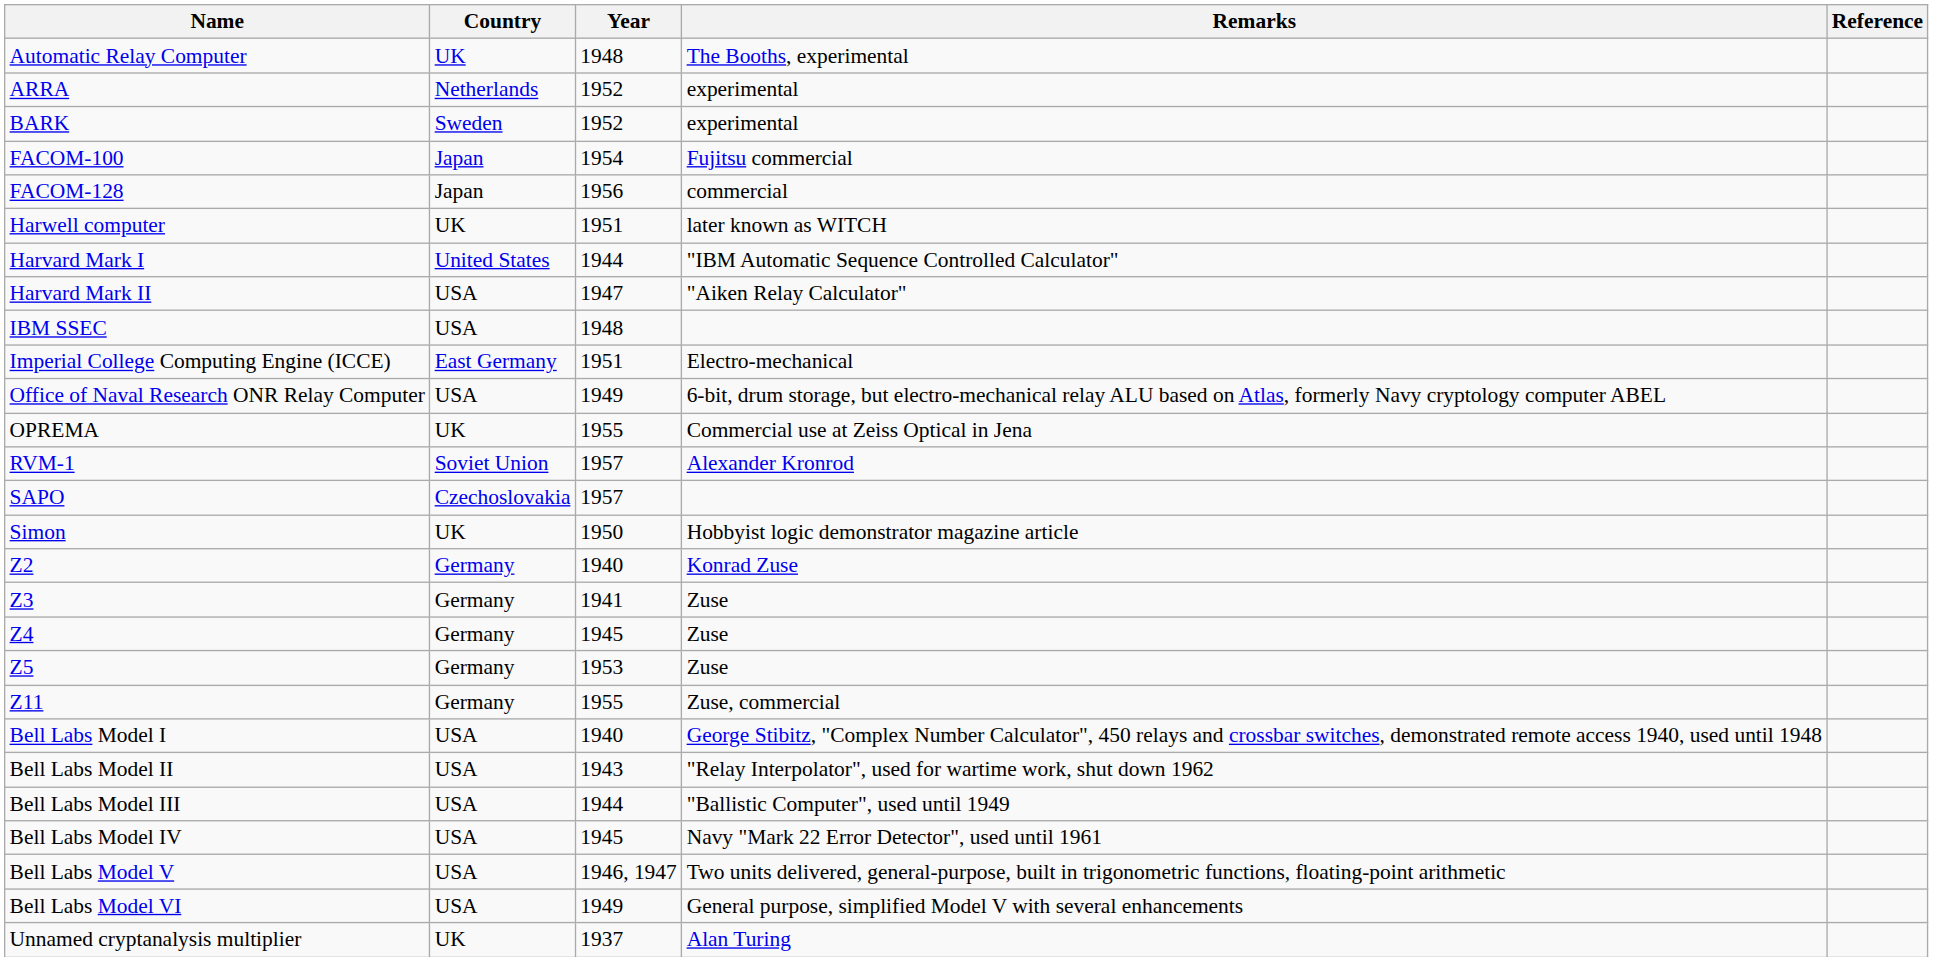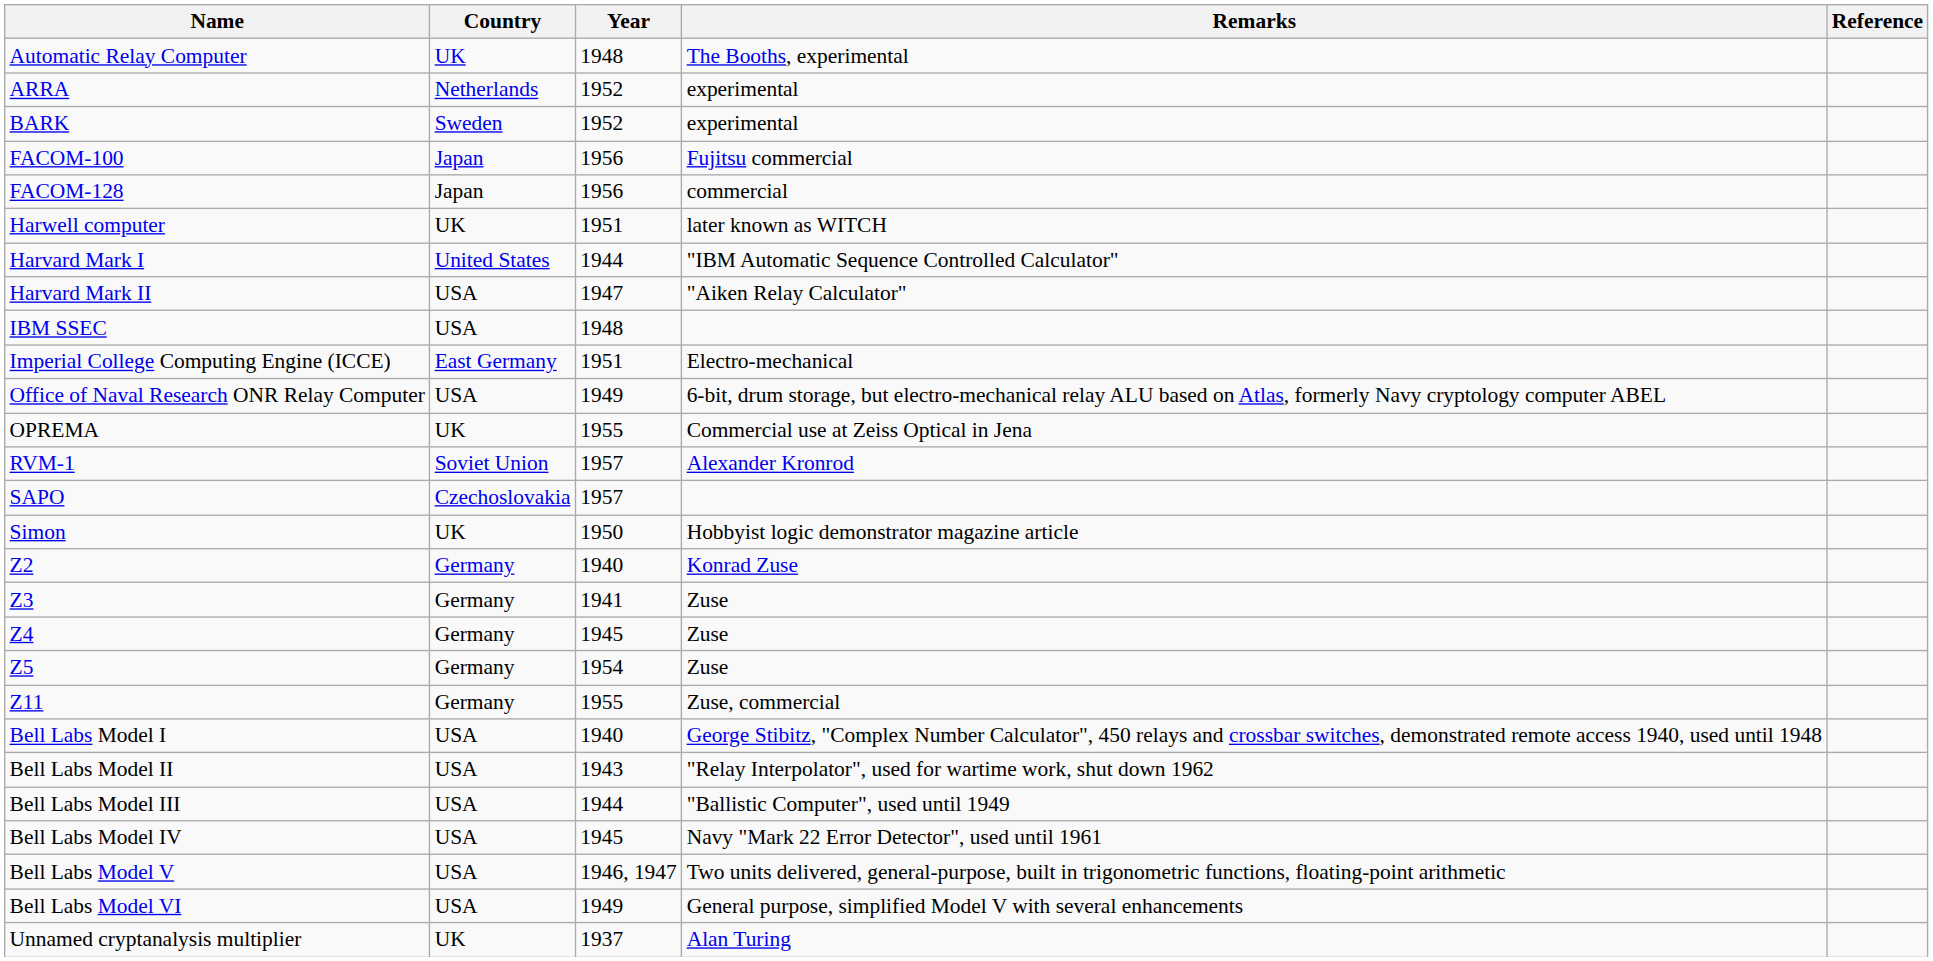(602, 157) 1954 -> (602, 157) 1956
(602, 667) 1953 -> (602, 667) 1954
